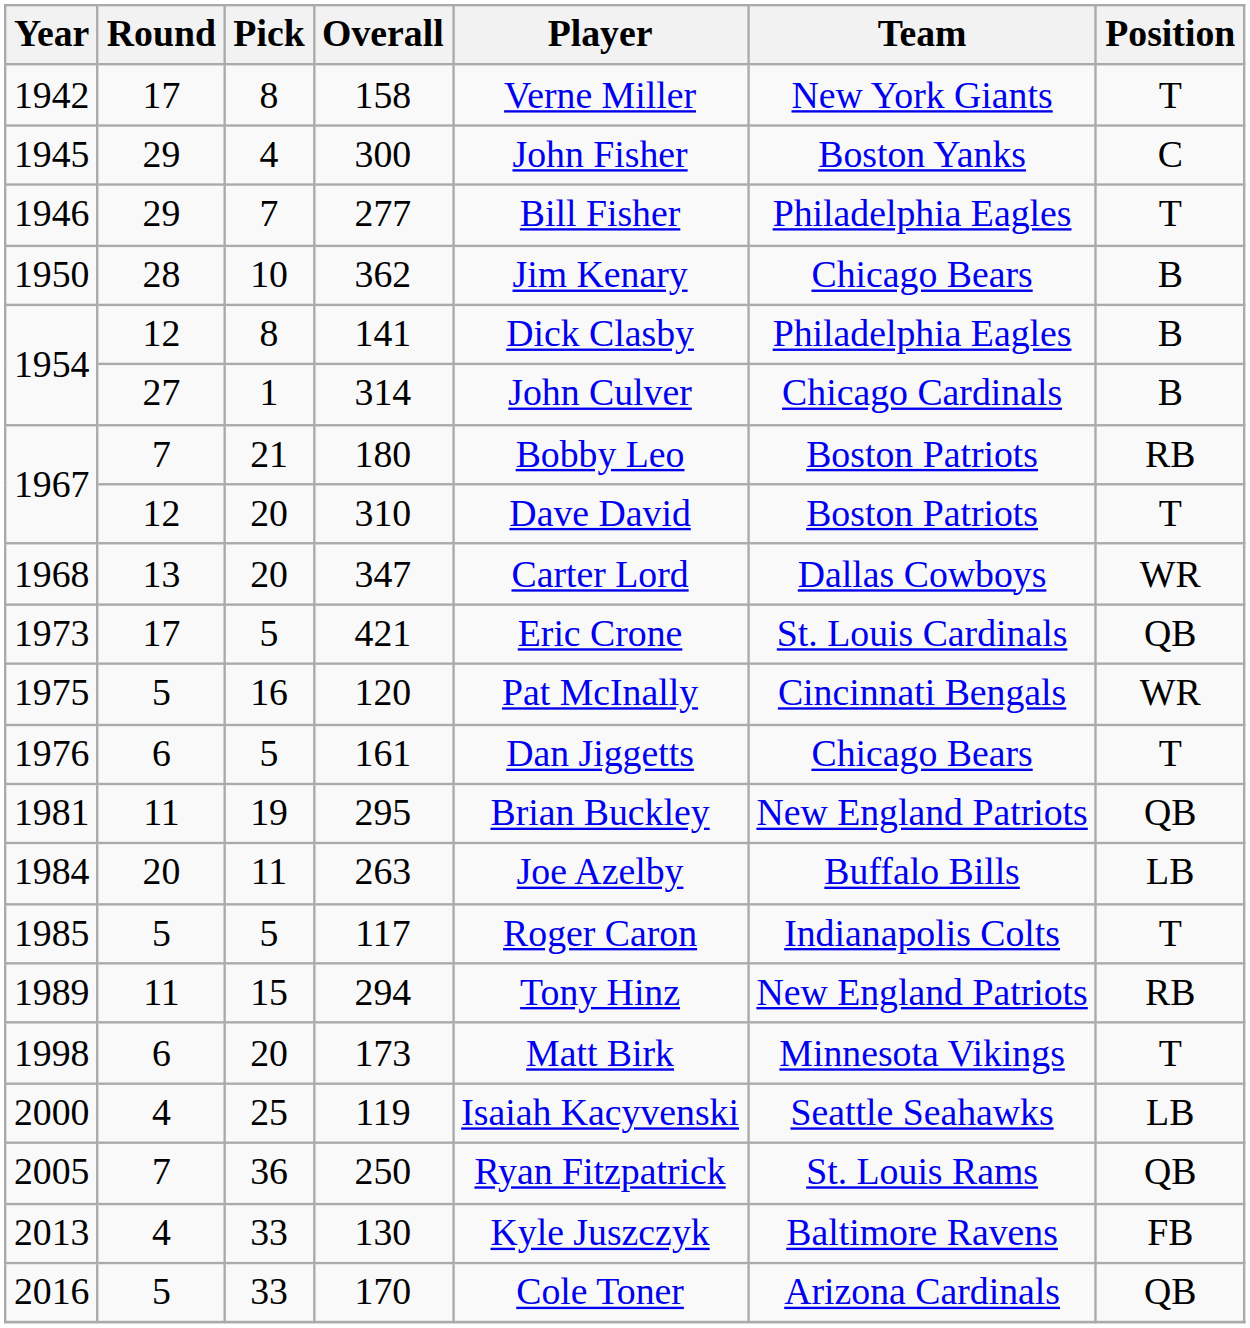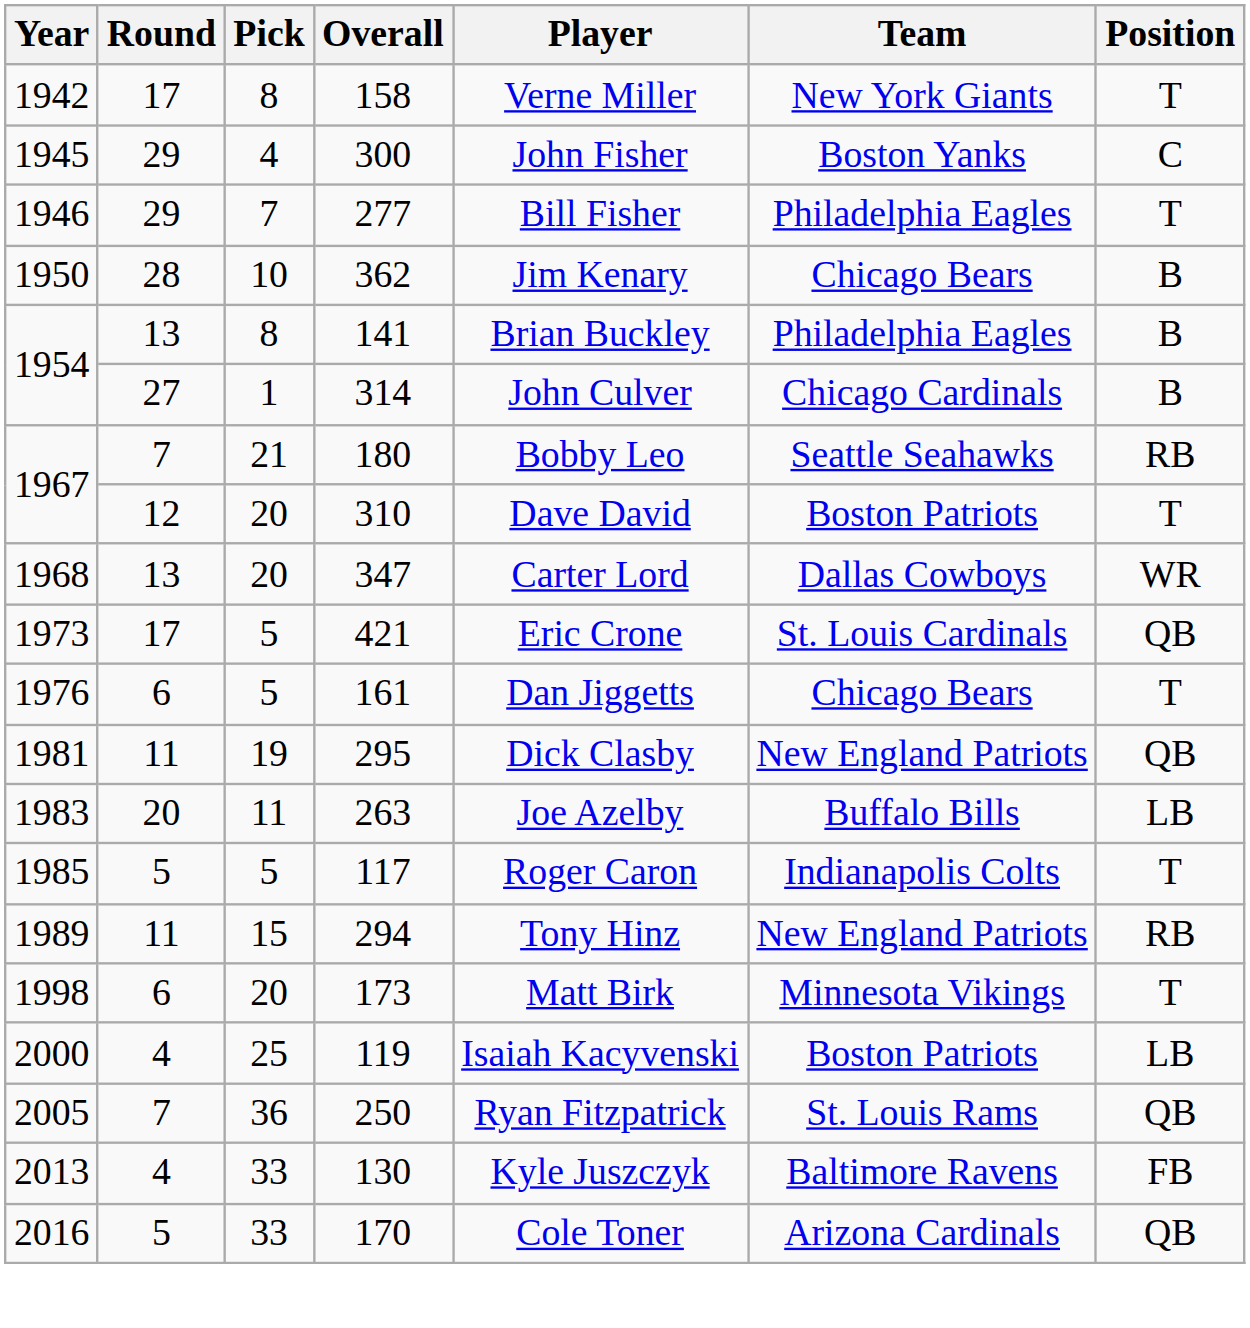(161, 333) 12 -> (161, 333) 13
(600, 333) Dick Clasby -> (600, 333) Brian Buckley
(922, 453) Boston Patriots -> (922, 453) Seattle Seahawks
- row: (383, 693)
(600, 812) Brian Buckley -> (600, 753) Dick Clasby
(52, 872) 1984 -> (52, 812) 1983
(922, 1112) Seattle Seahawks -> (922, 1052) Boston Patriots
